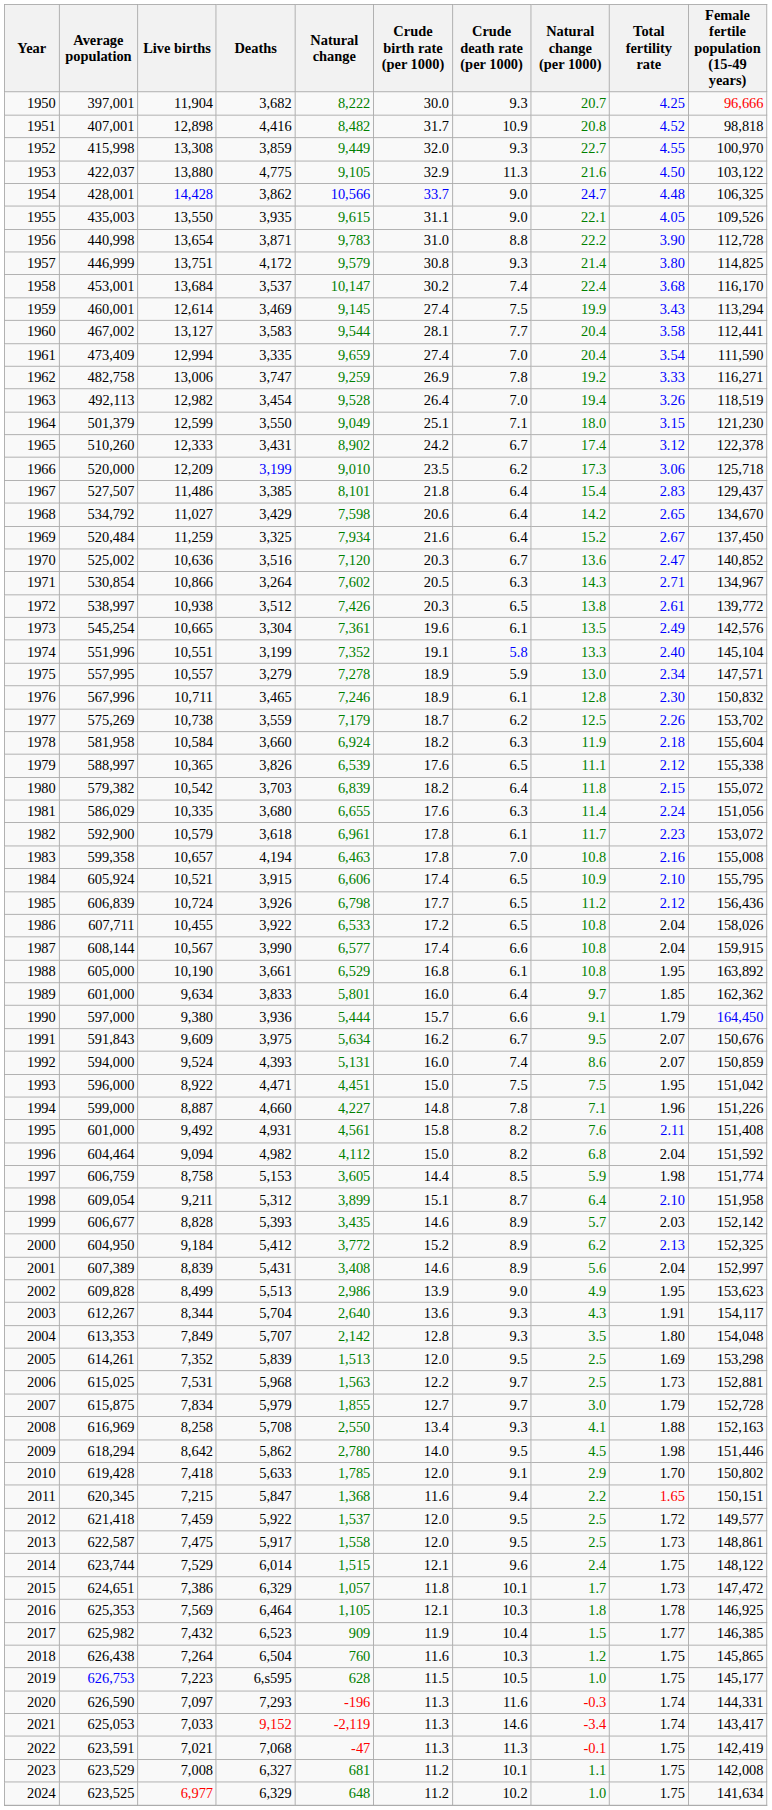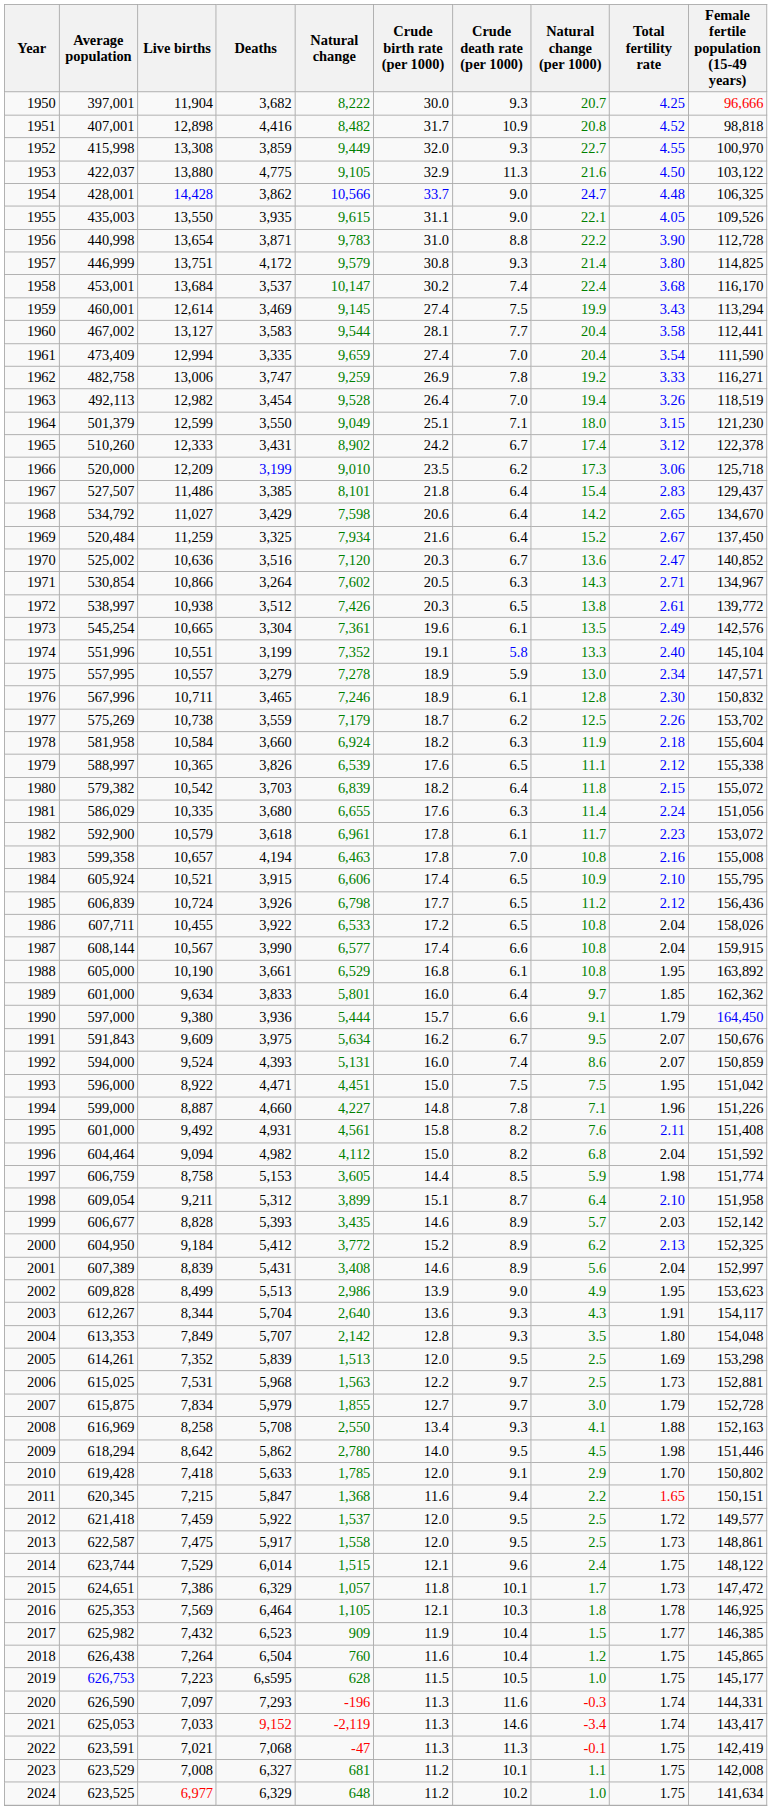(515, 1656) 10.3 -> (515, 1656) 10.4
